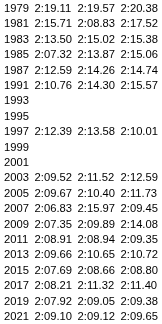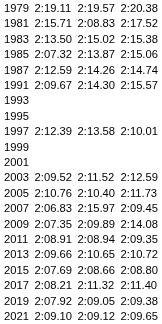(53, 85) 2:10.76 -> (53, 85) 2:09.67
(53, 193) 2:09.67 -> (53, 193) 2:10.76
